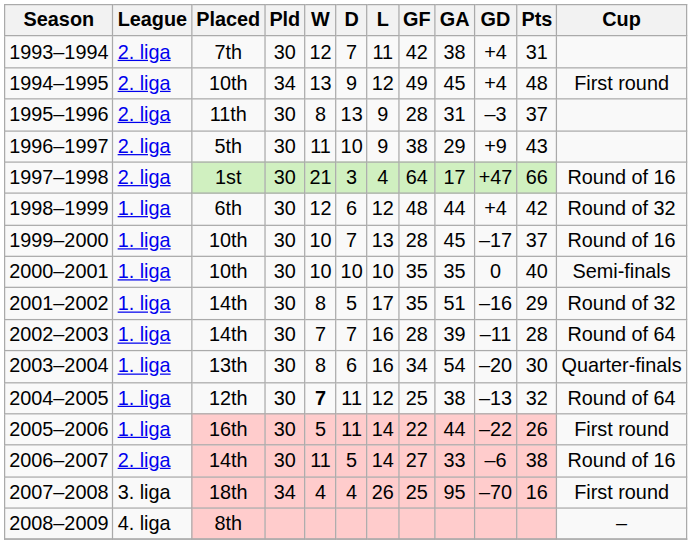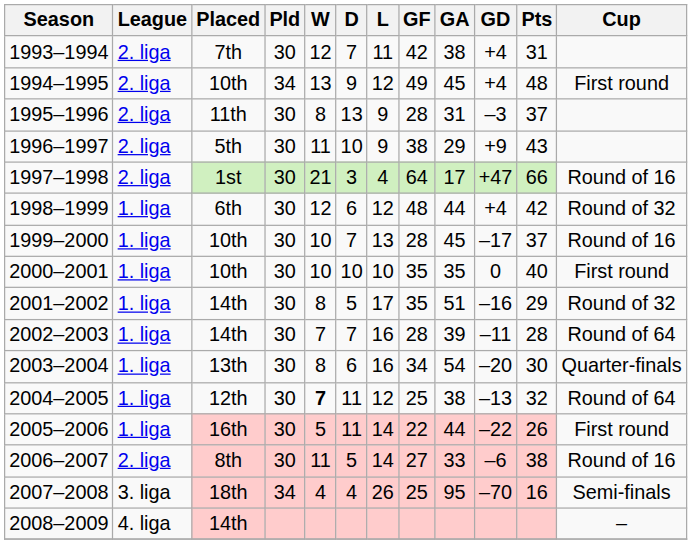(622, 271) Semi-finals -> (622, 271) First round
(228, 460) 14th -> (228, 460) 8th
(622, 492) First round -> (622, 492) Semi-finals
(228, 523) 8th -> (228, 523) 14th
